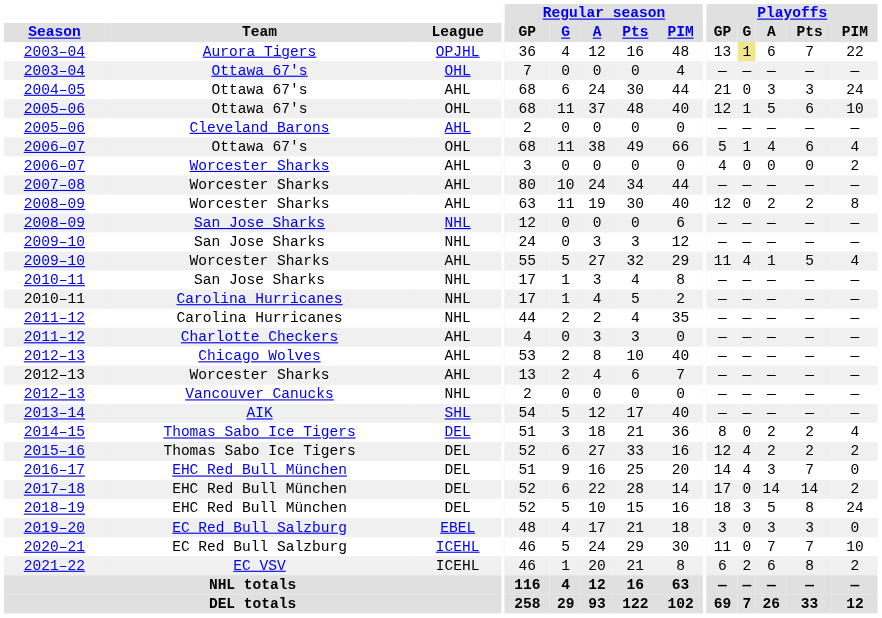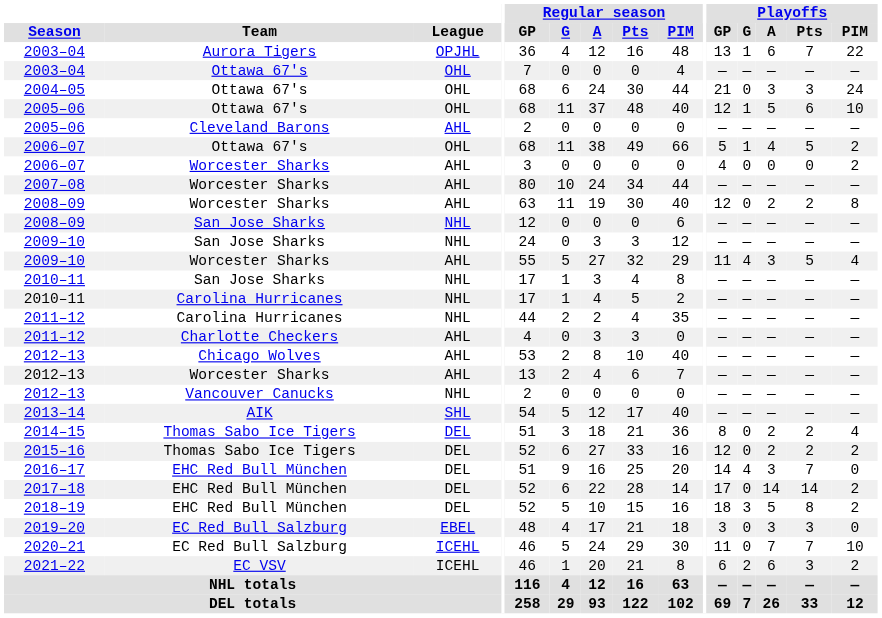(747, 52) khaki background -> (747, 52) no background
(458, 90) AHL -> (458, 90) OHL
(810, 147) 6 -> (810, 147) 5
(855, 147) 4 -> (855, 147) 2
(771, 261) 1 -> (771, 261) 3
(747, 451) 4 -> (747, 451) 0
(855, 509) 24 -> (855, 509) 2
(810, 566) 8 -> (810, 566) 3
